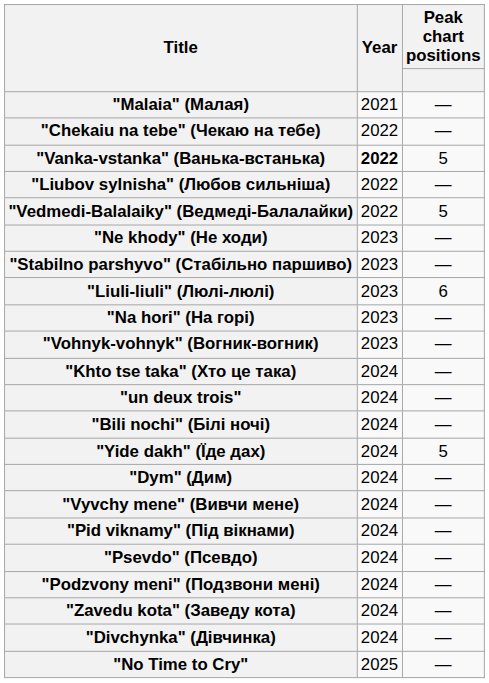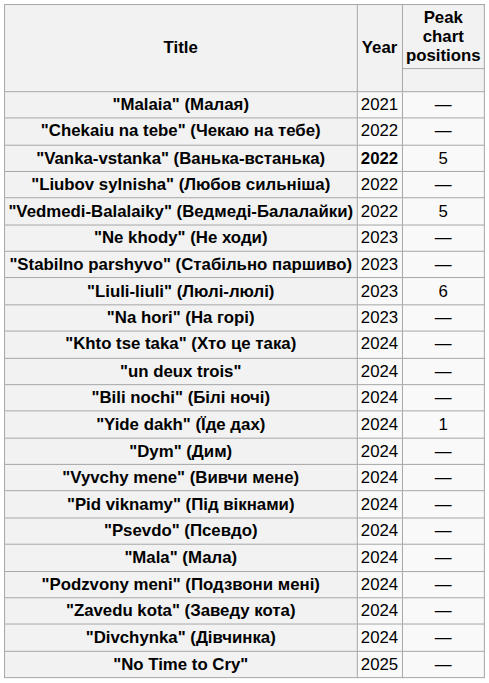- row: (181, 344)
(443, 451) 5 -> (443, 424) 1
+ row: (181, 557)
